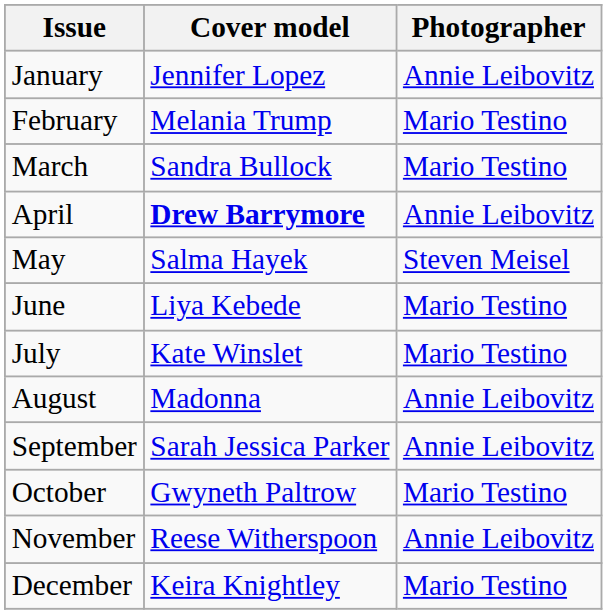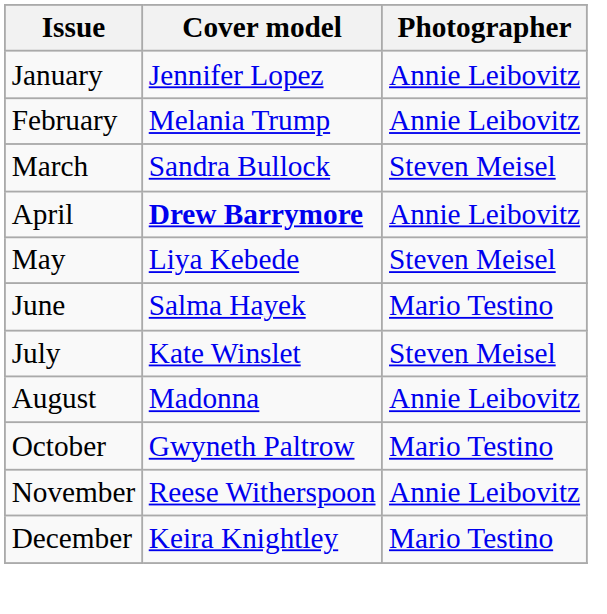(485, 120) Mario Testino -> (485, 120) Annie Leibovitz
(485, 167) Mario Testino -> (472, 167) Steven Meisel
(229, 259) Salma Hayek -> (224, 259) Liya Kebede
(226, 306) Liya Kebede -> (227, 306) Salma Hayek
(485, 352) Mario Testino -> (472, 352) Steven Meisel
- row: (74, 445)
